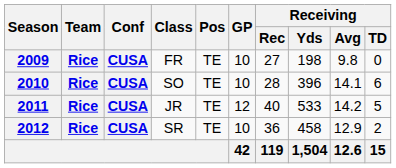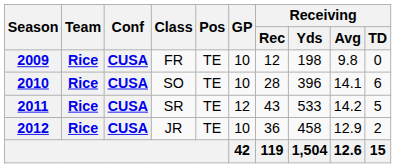(272, 60) 27 -> (272, 60) 12
(174, 106) JR -> (174, 106) SR
(272, 106) 40 -> (272, 106) 43
(174, 128) SR -> (174, 128) JR
